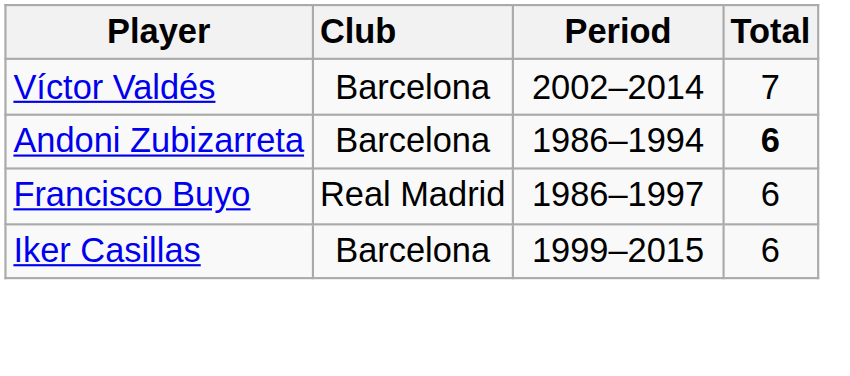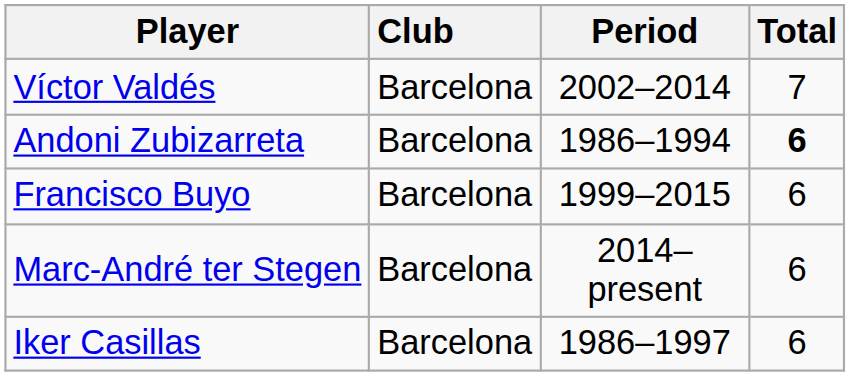(413, 195) Real Madrid -> (455, 195) Barcelona
(618, 195) 1986–1997 -> (645, 195) 1999–2015
+ row: (187, 269)
(618, 250) 1999–2015 -> (645, 343) 1986–1997
